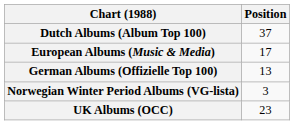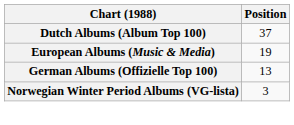(265, 52) 17 -> (265, 52) 19
- row: (123, 110)
